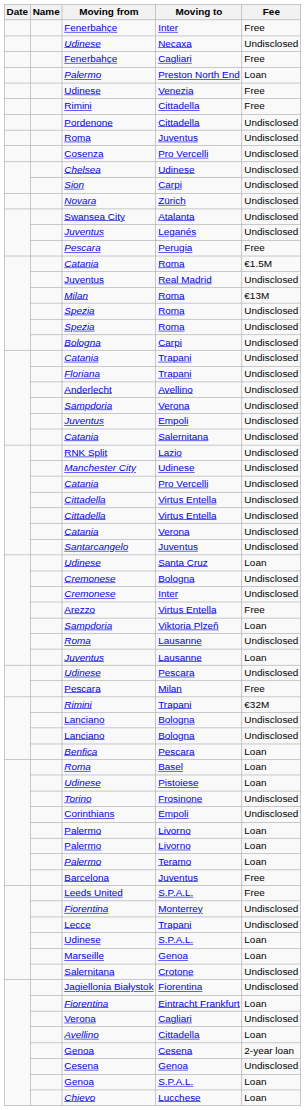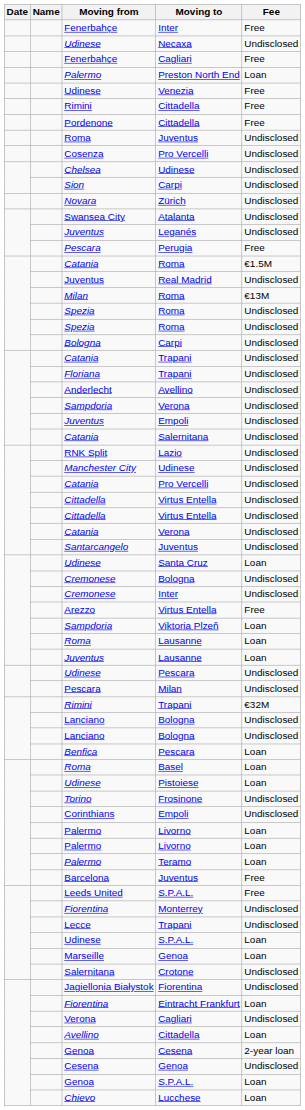(271, 122) Undisclosed -> (255, 122) Free
(271, 641) Undisclosed -> (255, 641) Loan
(255, 688) Free -> (271, 688) Undisclosed
